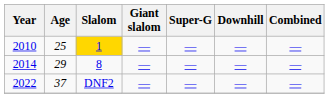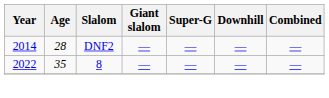- row: (25, 45)
(60, 64) 29 -> (60, 45) 28
(99, 64) 8 -> (99, 45) DNF2
(60, 83) 37 -> (60, 64) 35
(99, 83) DNF2 -> (99, 64) 8
